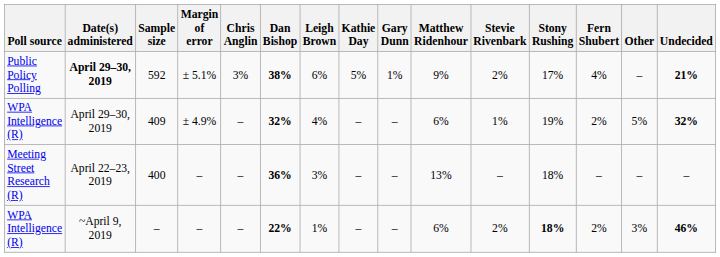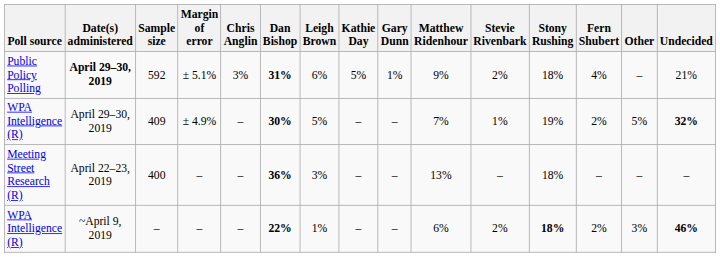(280, 75) 38% -> (280, 75) 31%
(553, 75) 17% -> (553, 75) 18%
(686, 75) bold -> (686, 75) normal
(280, 121) 32% -> (280, 121) 30%
(319, 121) 4% -> (319, 121) 5%
(441, 121) 6% -> (441, 121) 7%
